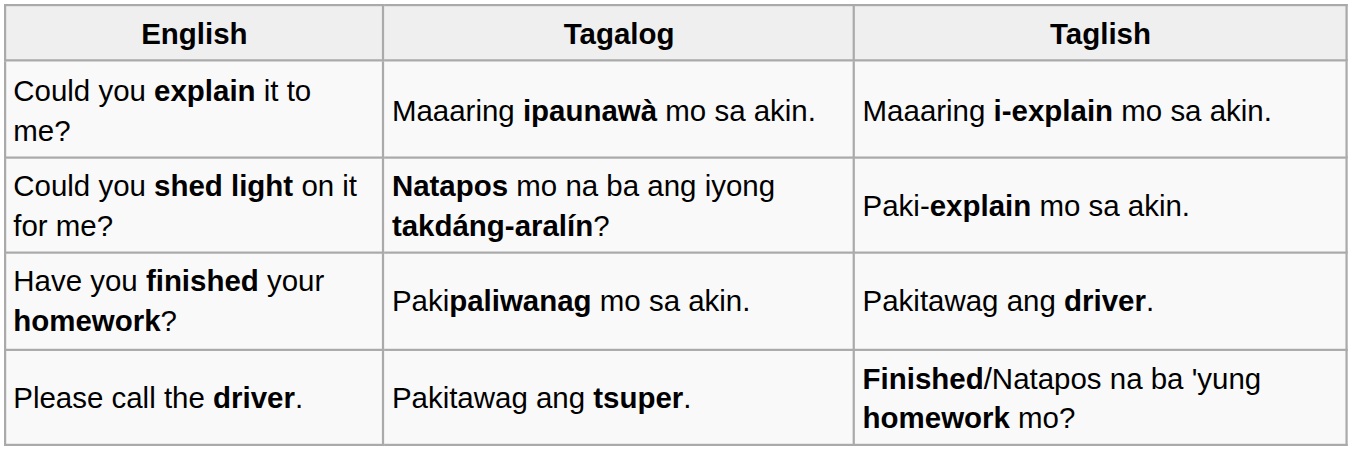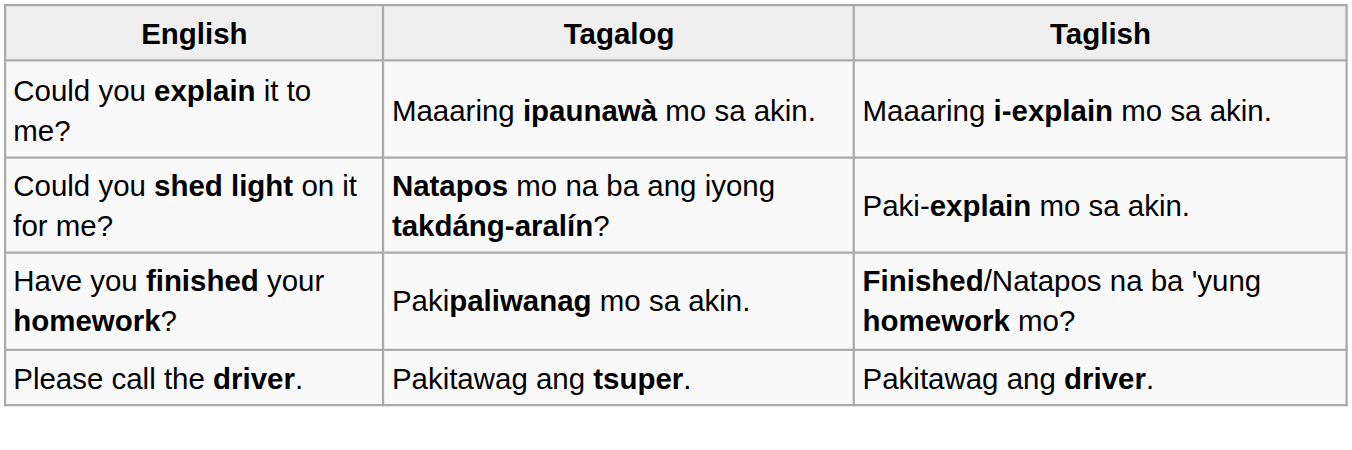(1008, 302) Pakitawag ang driver. -> (1062, 302) Finished/Natapos na ba 'yung homework mo?
(1062, 398) Finished/Natapos na ba 'yung homework mo? -> (1008, 378) Pakitawag ang driver.
